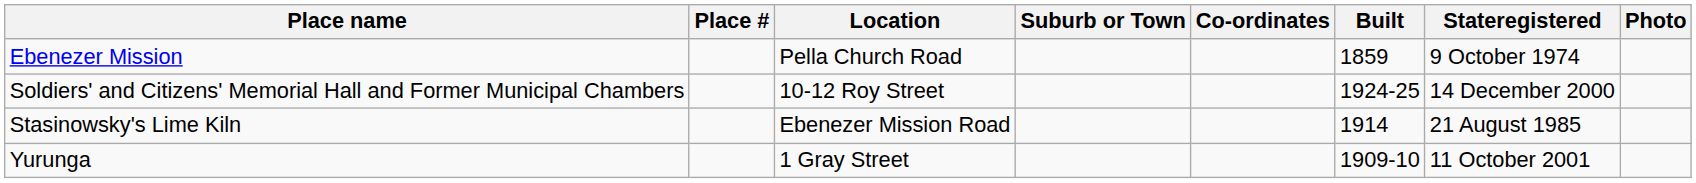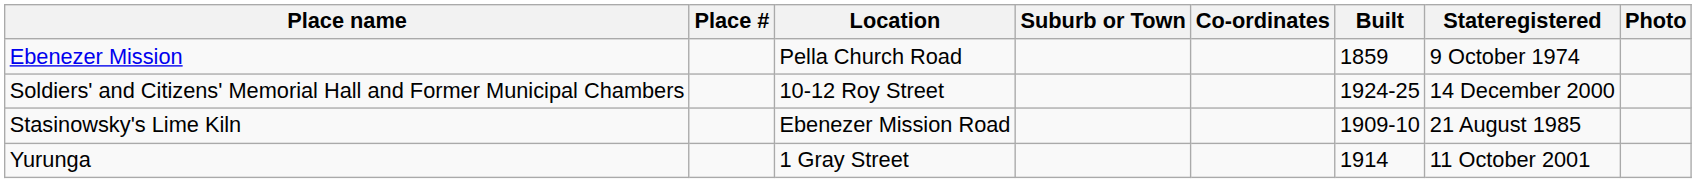(1364, 125) 1914 -> (1380, 125) 1909-10
(1380, 159) 1909-10 -> (1364, 159) 1914
